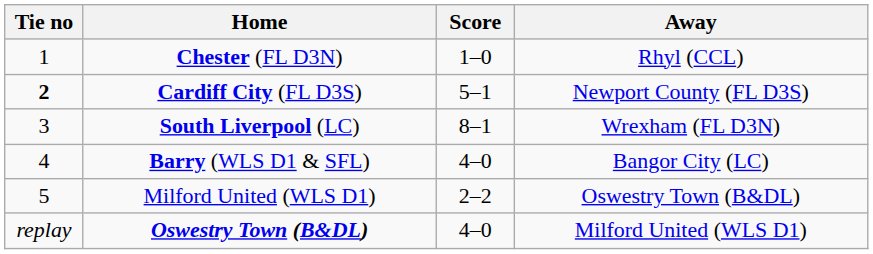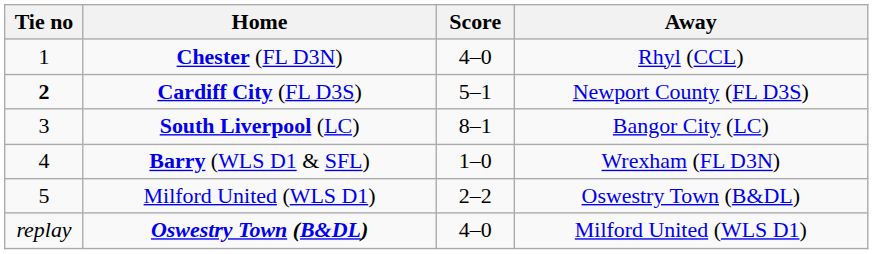(475, 56) 1–0 -> (475, 56) 4–0
(691, 126) Wrexham (FL D3N) -> (691, 126) Bangor City (LC)
(475, 160) 4–0 -> (475, 160) 1–0
(691, 160) Bangor City (LC) -> (691, 160) Wrexham (FL D3N)
